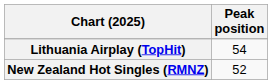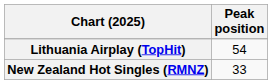(239, 69) 52 -> (239, 69) 33
